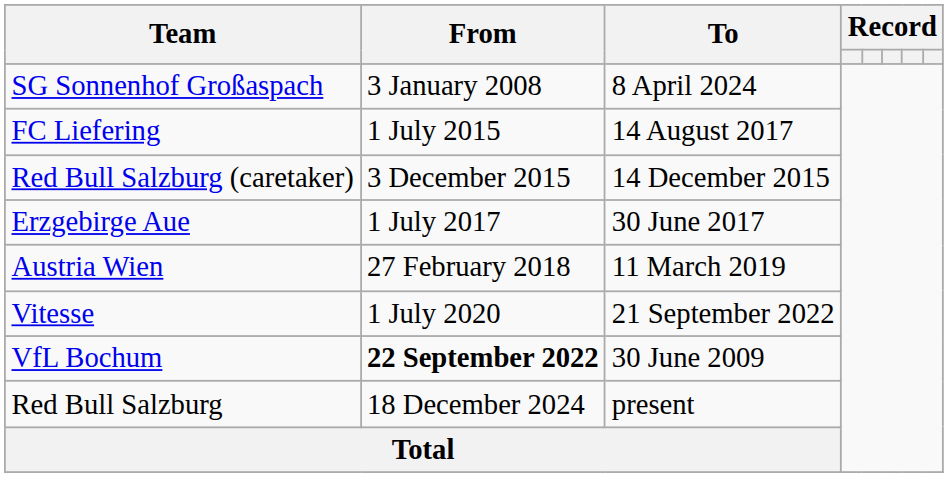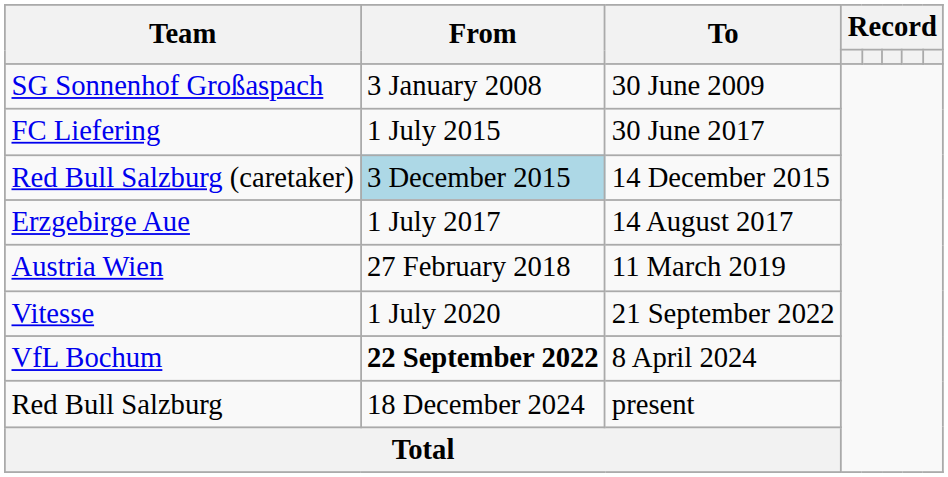(684, 85) 8 April 2024 -> (688, 85) 30 June 2009
(703, 131) 14 August 2017 -> (688, 131) 30 June 2017
(469, 176) no background -> (469, 176) lightblue background
(688, 222) 30 June 2017 -> (703, 222) 14 August 2017
(688, 358) 30 June 2009 -> (684, 358) 8 April 2024
